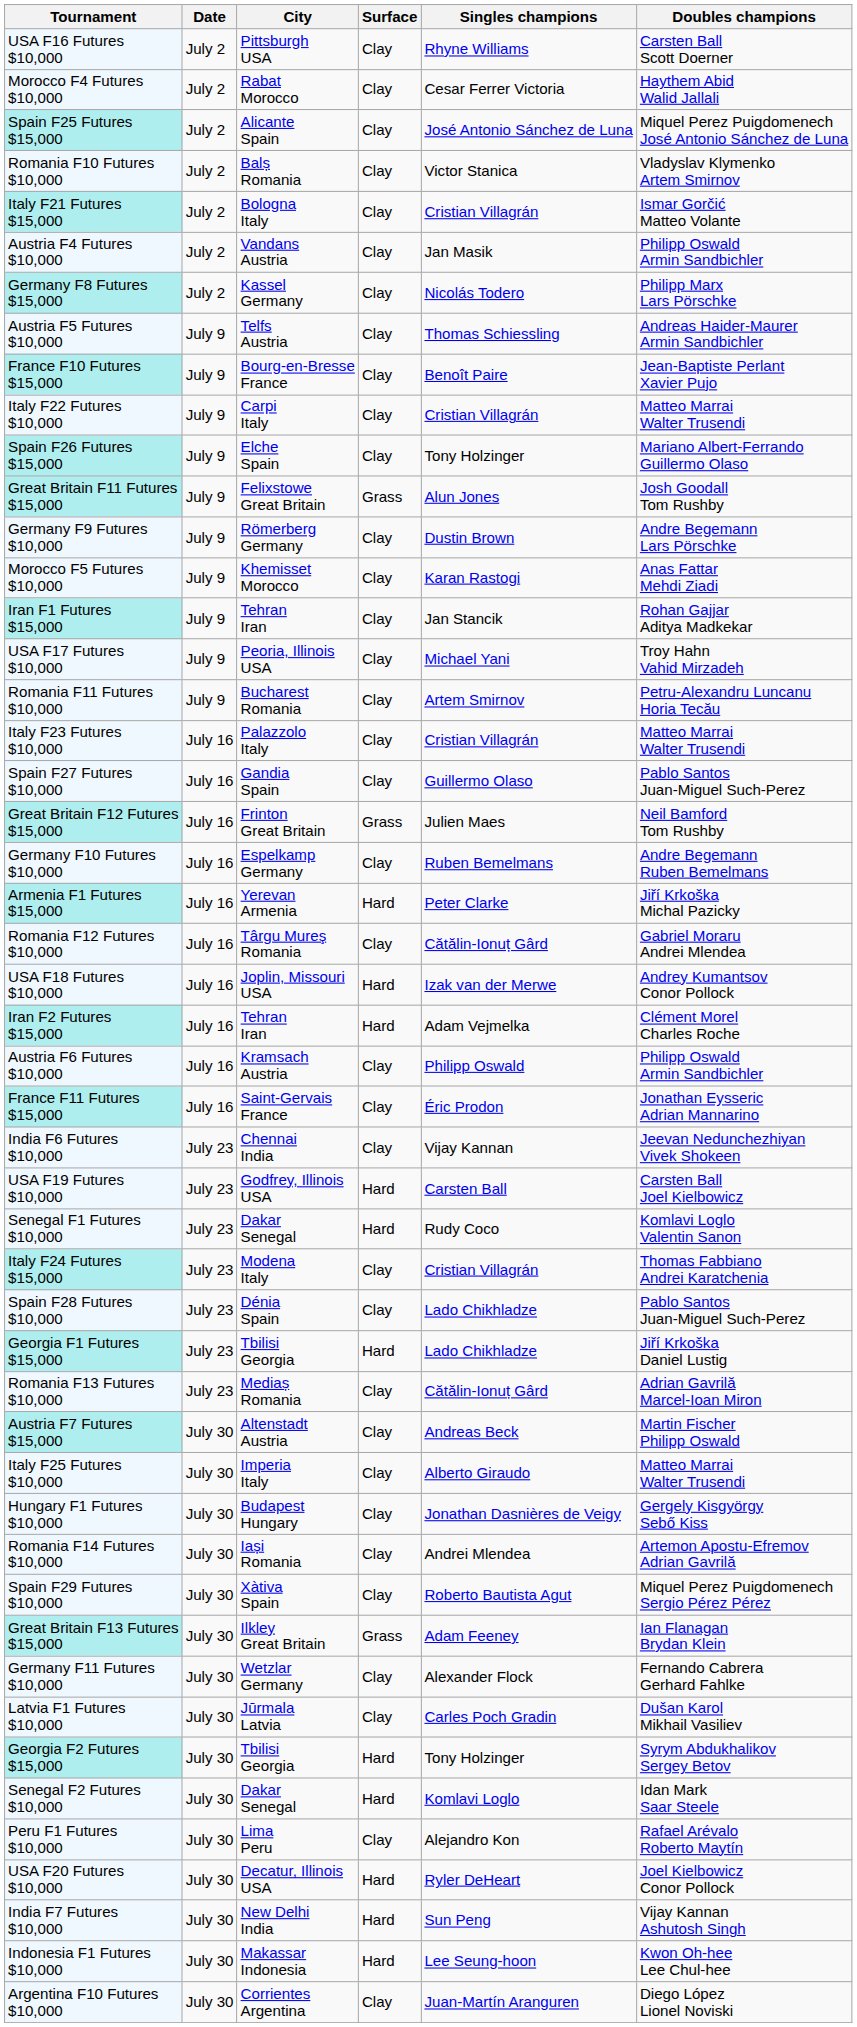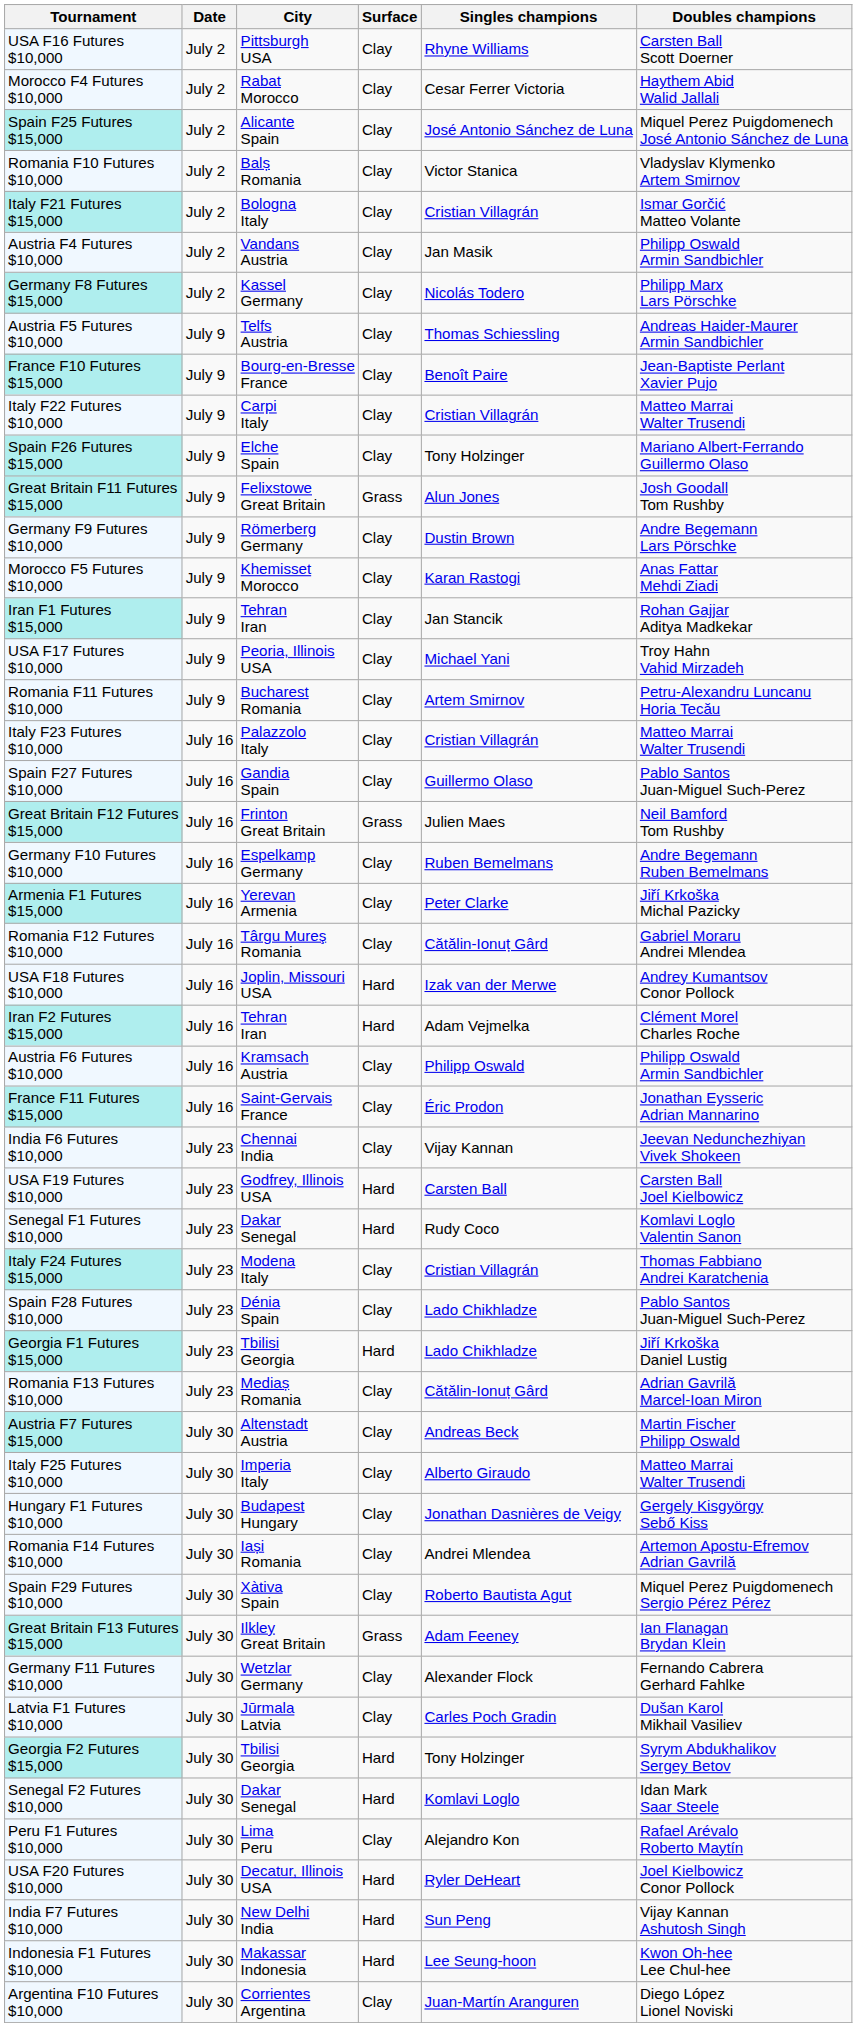(378, 904) Hard -> (377, 904) Clay
